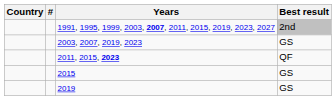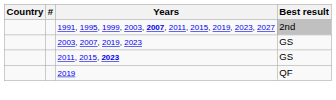(286, 57) QF -> (286, 57) GS
- row: (66, 73)
(286, 88) GS -> (286, 73) QF
